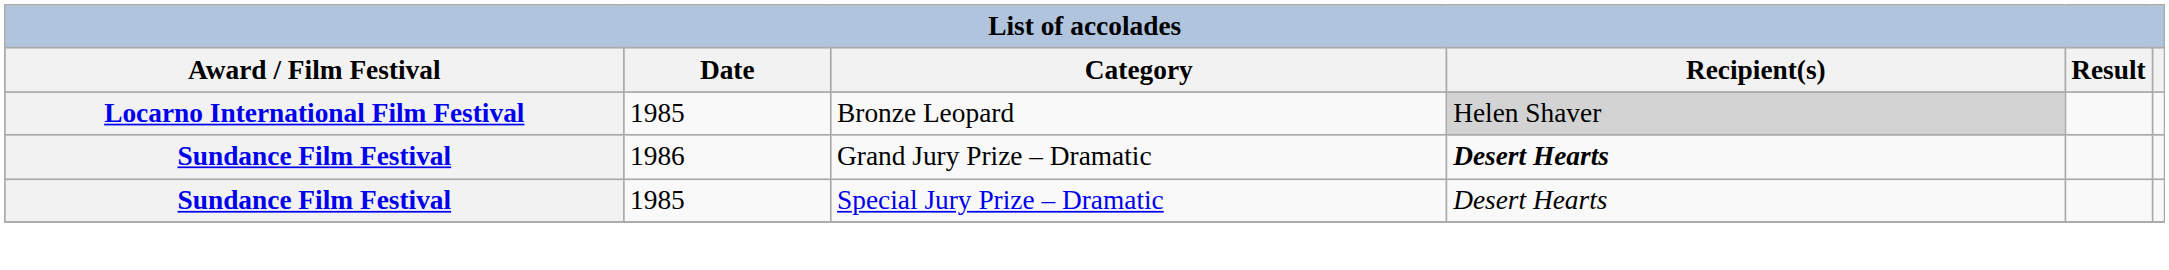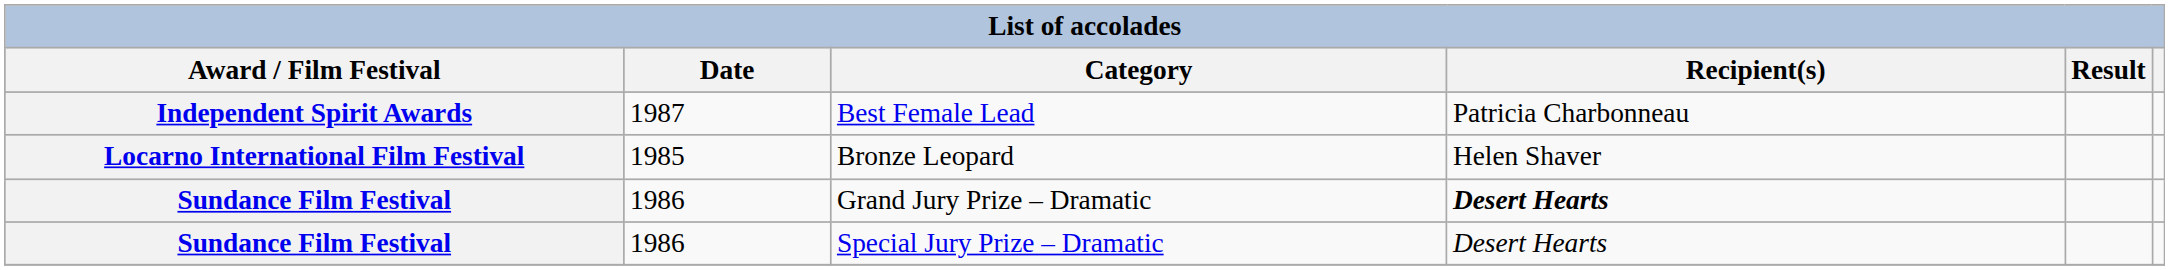+ row: (936, 112)
(1527, 112) lightgrey background -> (1527, 156) no background
(657, 199) 1985 -> (657, 243) 1986
